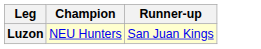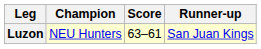+ column: (145, 14)
